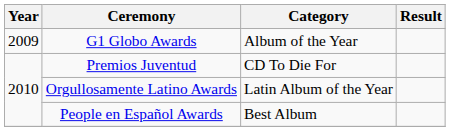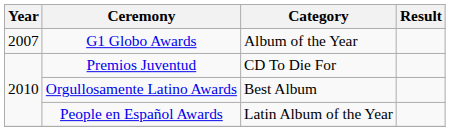(23, 41) 2009 -> (23, 41) 2007
(318, 89) Latin Album of the Year -> (281, 89) Best Album
(281, 114) Best Album -> (318, 114) Latin Album of the Year
